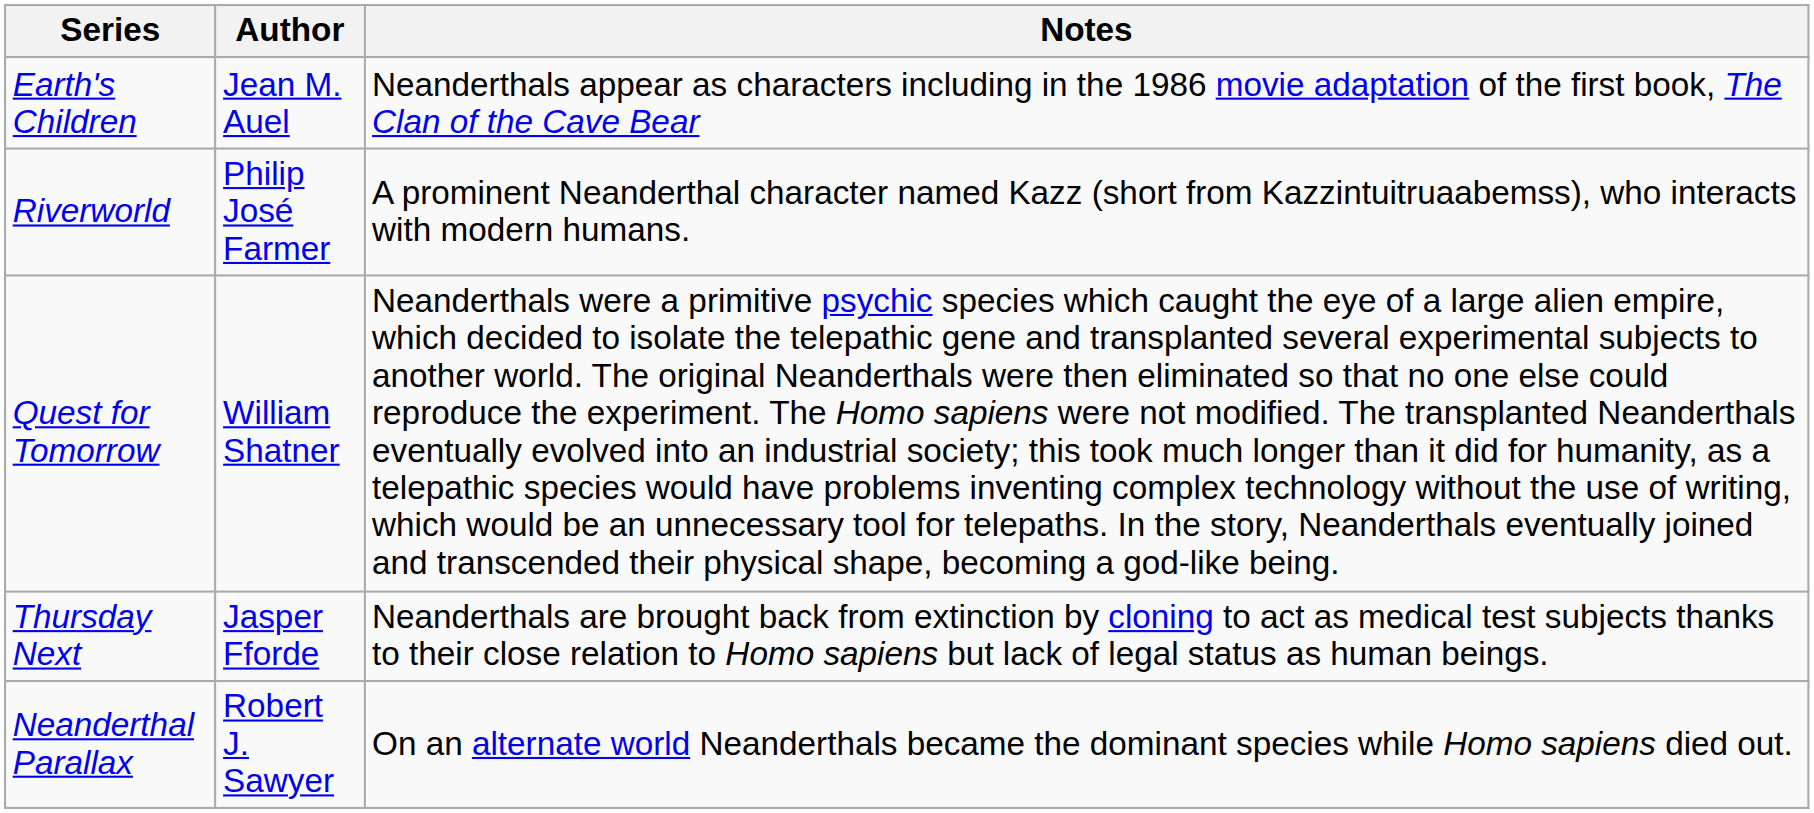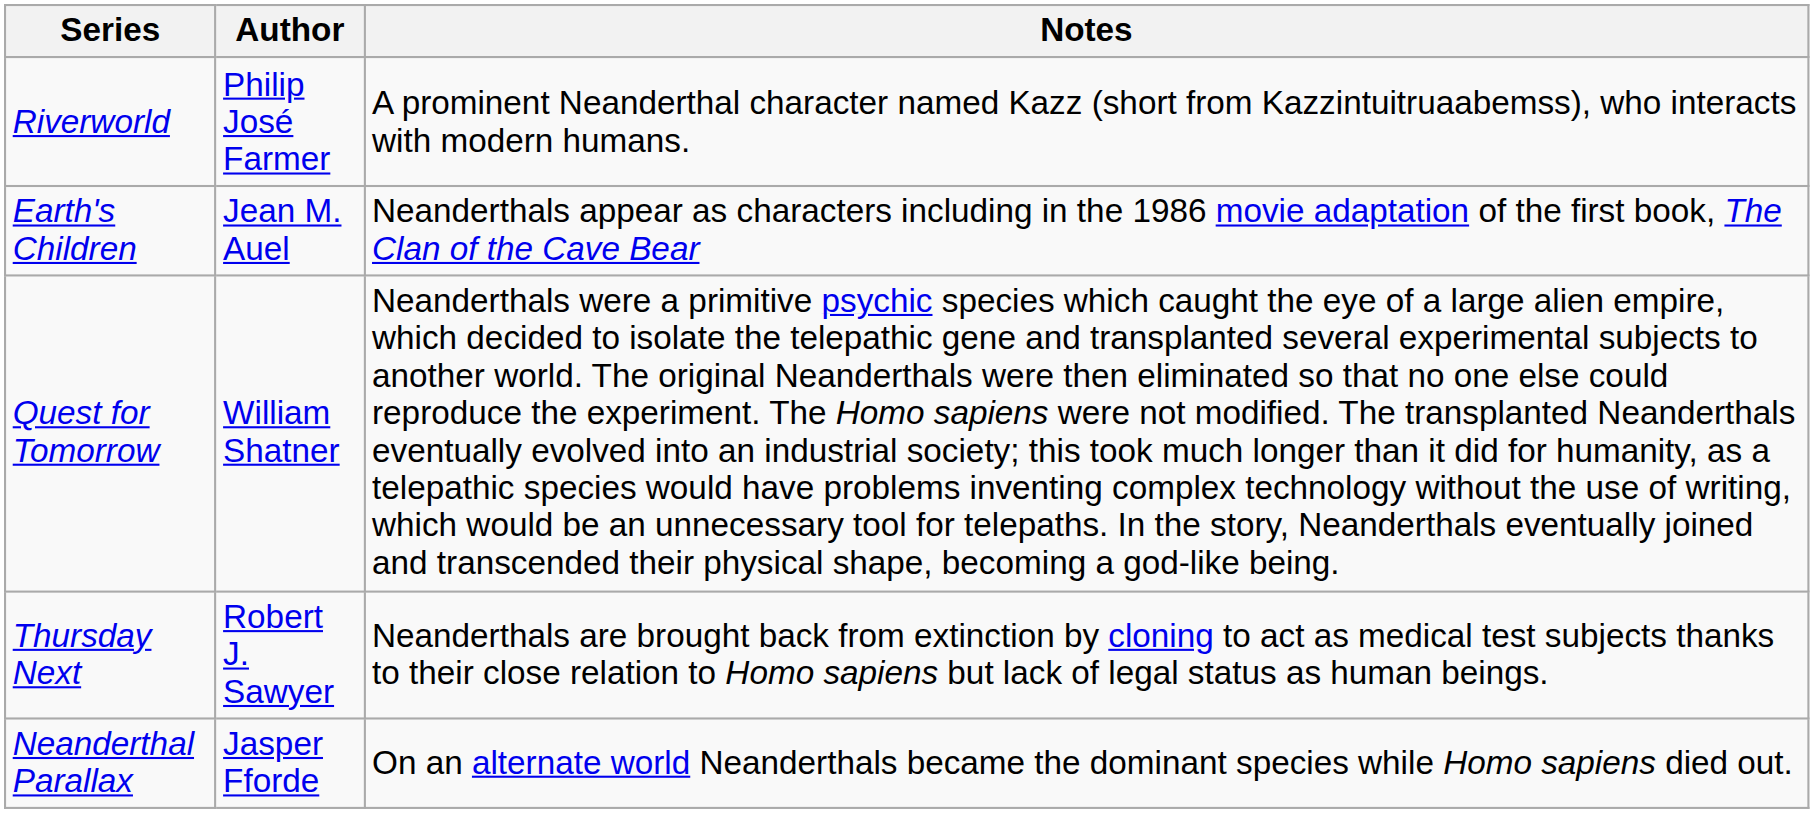rows swapped: (91, 211) <-> (75, 102)
(273, 635) Jasper Fforde -> (279, 653) Robert J. Sawyer
(279, 744) Robert J. Sawyer -> (273, 762) Jasper Fforde
